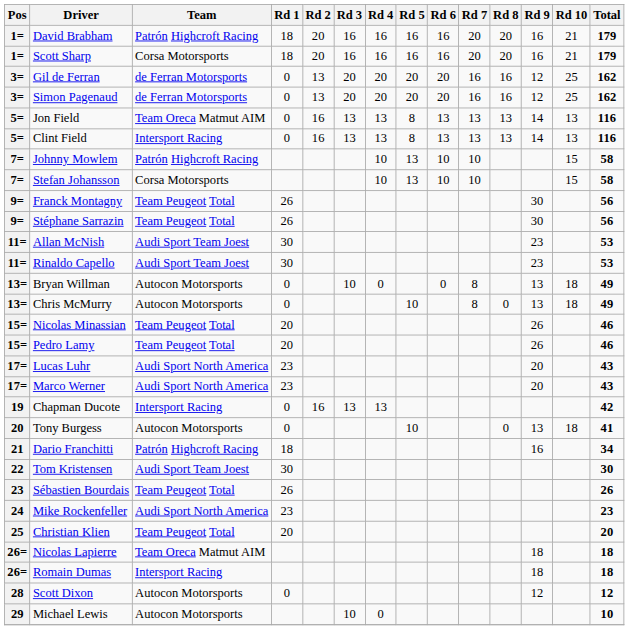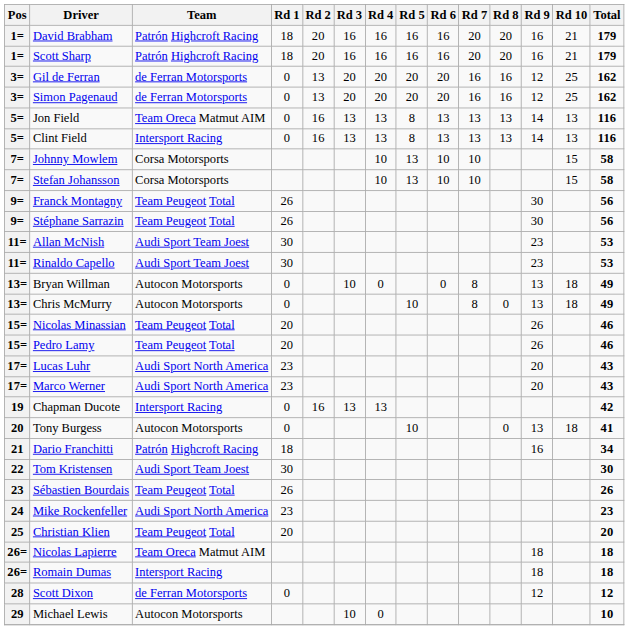(182, 56) Corsa Motorsports -> (197, 56) Patrón Highcroft Racing
(197, 159) Patrón Highcroft Racing -> (182, 159) Corsa Motorsports
(189, 593) Autocon Motorsports -> (191, 593) de Ferran Motorsports
